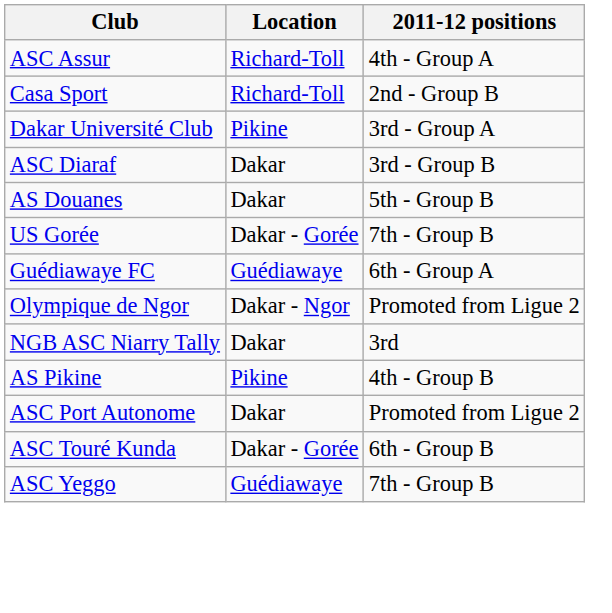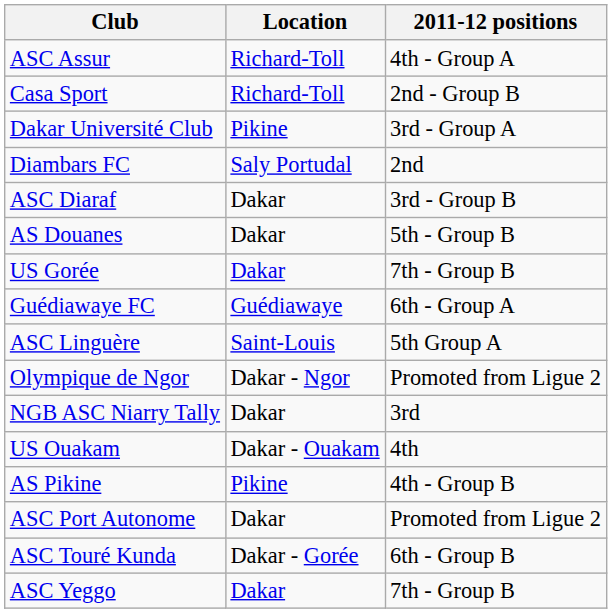+ row: (70, 164)
(294, 235) Dakar - Gorée -> (258, 270) Dakar
+ row: (75, 341)
+ row: (65, 448)
(286, 484) Guédiawaye -> (258, 590) Dakar
